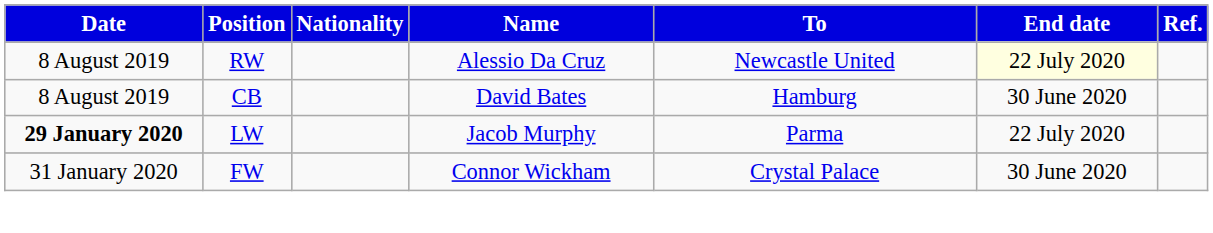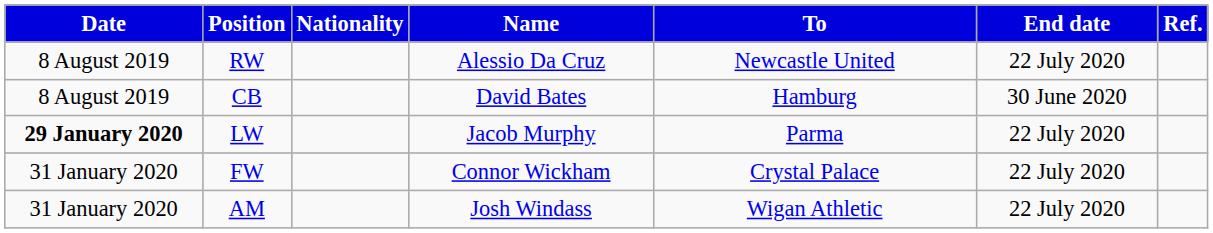(1067, 60) lightyellow background -> (1067, 60) no background
(1067, 171) 30 June 2020 -> (1067, 171) 22 July 2020
+ row: (247, 208)
